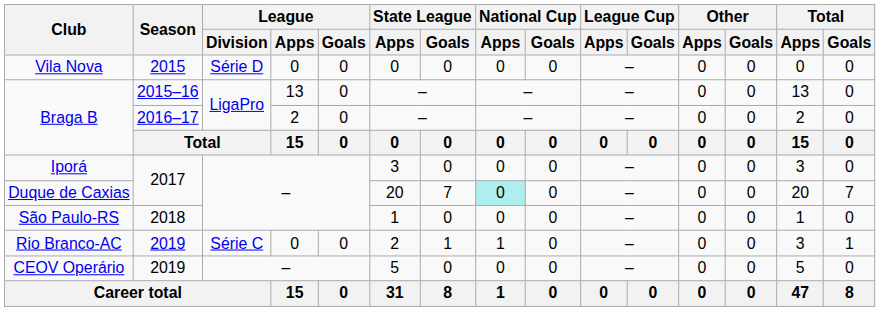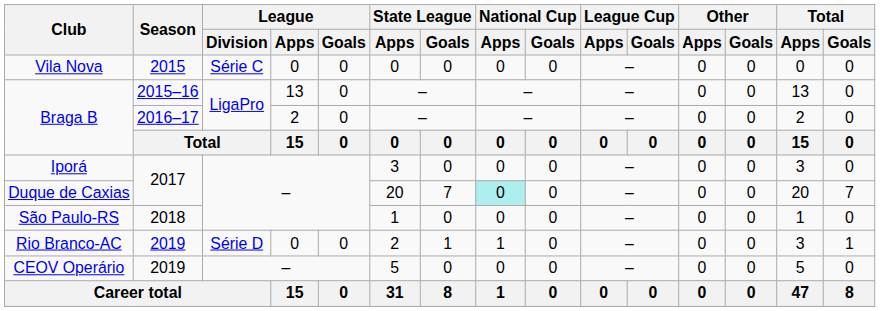(237, 67) Série D -> (237, 67) Série C
(237, 243) Série C -> (237, 243) Série D
